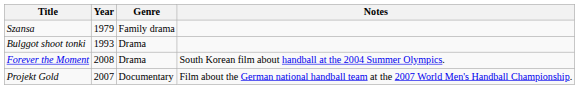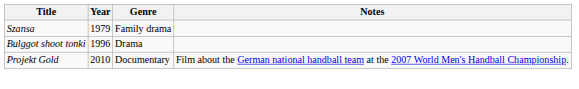(104, 44) 1993 -> (100, 44) 1996
- row: (48, 60)
(104, 76) 2007 -> (100, 60) 2010
